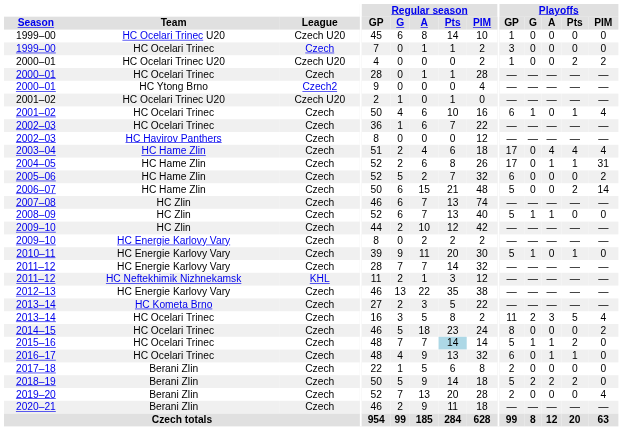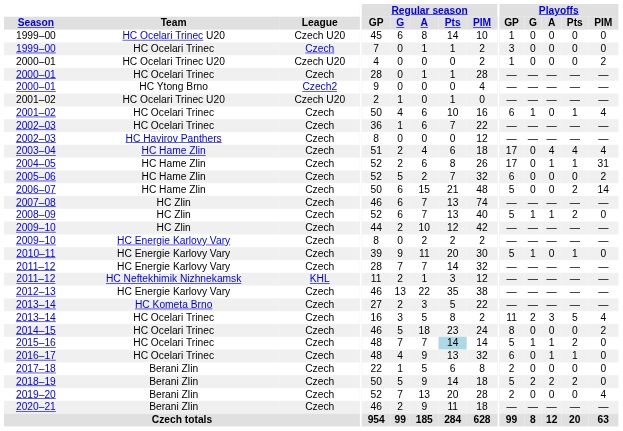(575, 61) 2 -> (575, 61) 0
(575, 215) 0 -> (575, 215) 2
